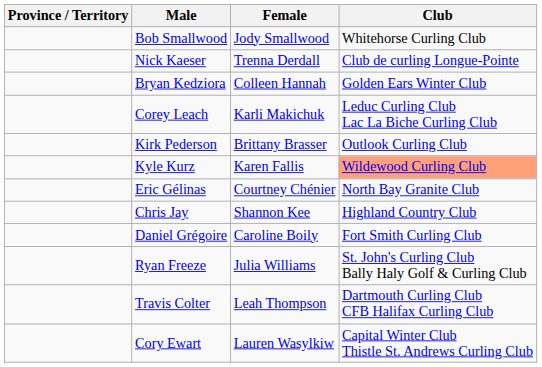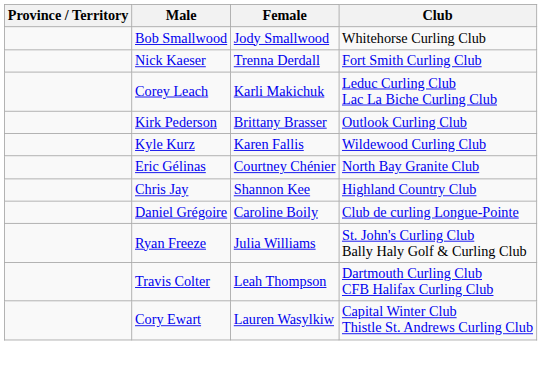(430, 60) Club de curling Longue-Pointe -> (412, 60) Fort Smith Curling Club
- row: (180, 83)
(414, 167) lightsalmon background -> (414, 144) no background
(412, 235) Fort Smith Curling Club -> (430, 212) Club de curling Longue-Pointe
